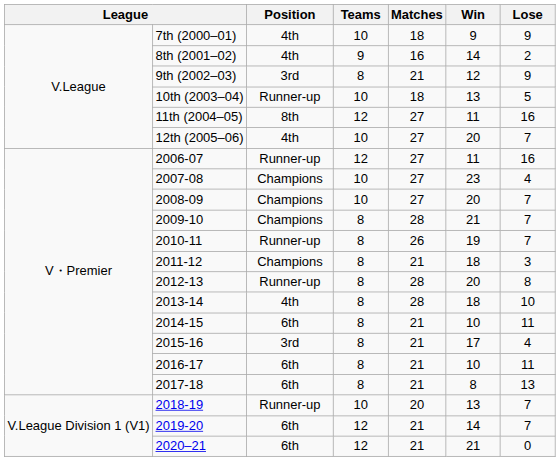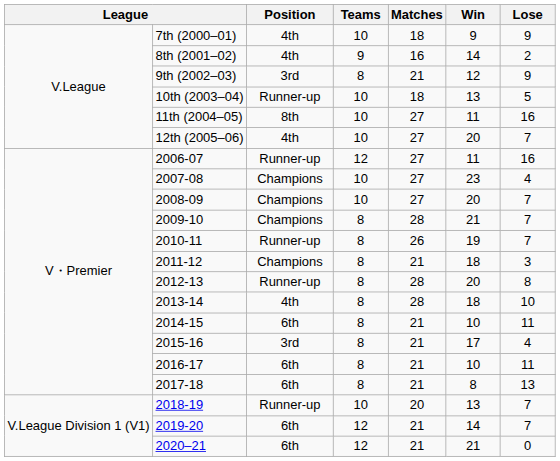(361, 117) 12 -> (361, 117) 10
